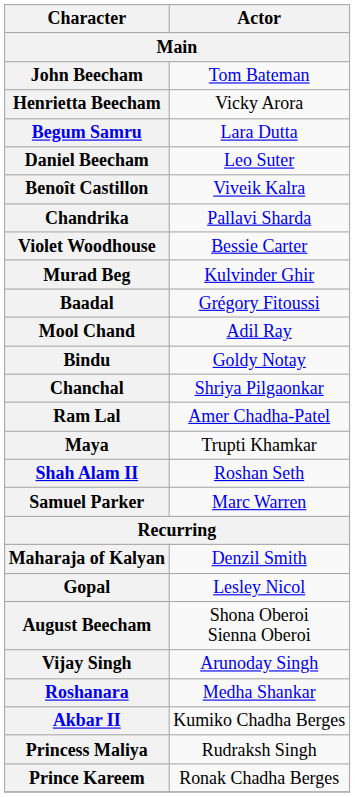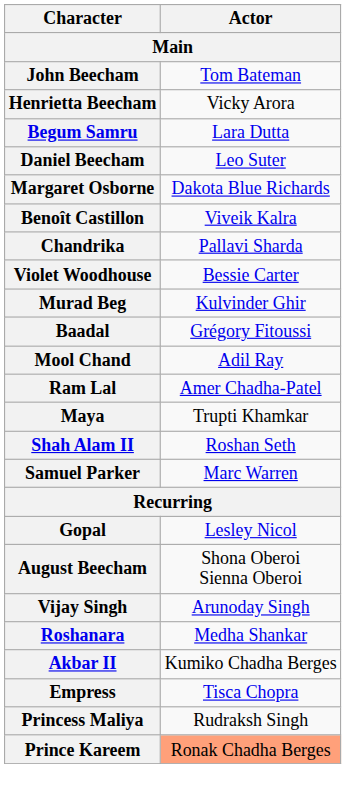+ row: (83, 189)
- row: (87, 359)
- row: (87, 388)
- row: (87, 558)
+ row: (83, 692)
(259, 777) no background -> (251, 749) lightsalmon background
